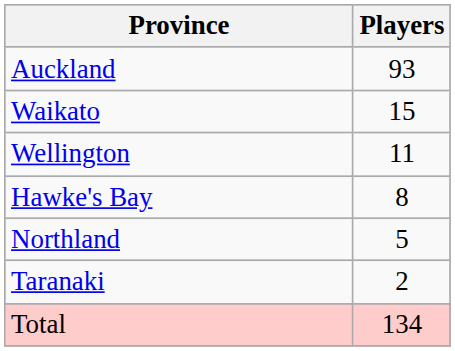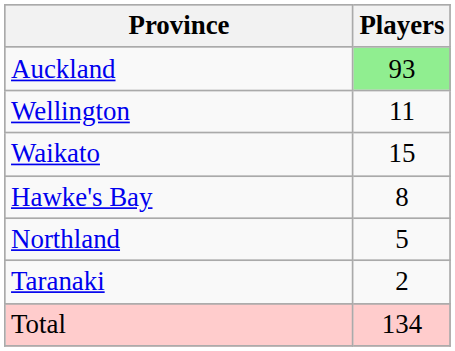(402, 68) no background -> (402, 68) lightgreen background
rows swapped: (55, 111) <-> (70, 153)
